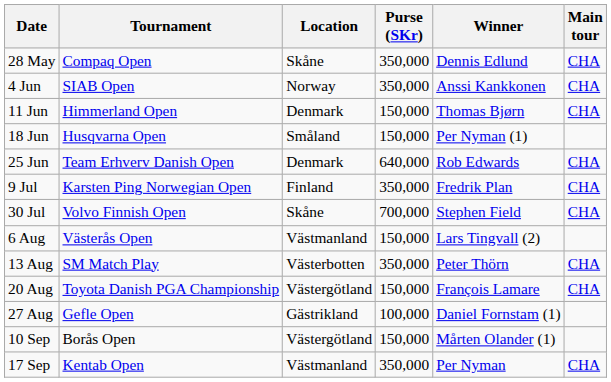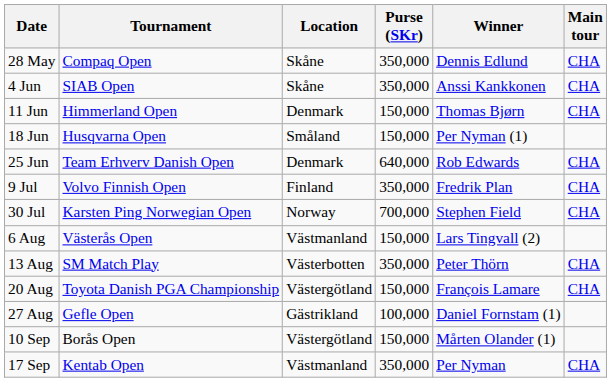(311, 86) Norway -> (305, 86) Skåne
(157, 187) Karsten Ping Norwegian Open -> (124, 187) Volvo Finnish Open
(124, 212) Volvo Finnish Open -> (157, 212) Karsten Ping Norwegian Open
(305, 212) Skåne -> (311, 212) Norway
